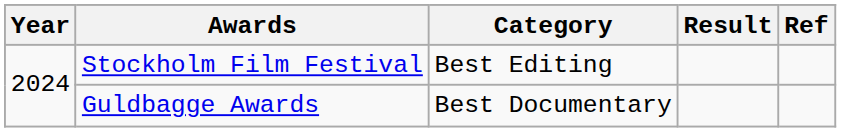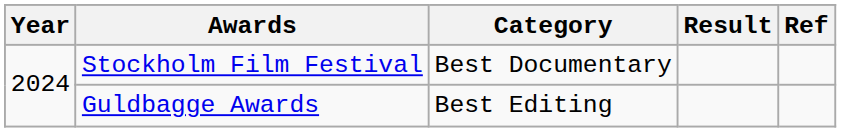(524, 65) Best Editing -> (553, 65) Best Documentary
(553, 106) Best Documentary -> (524, 106) Best Editing
